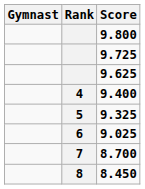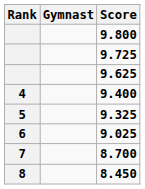columns swapped: (79, 14) <-> (33, 14)
